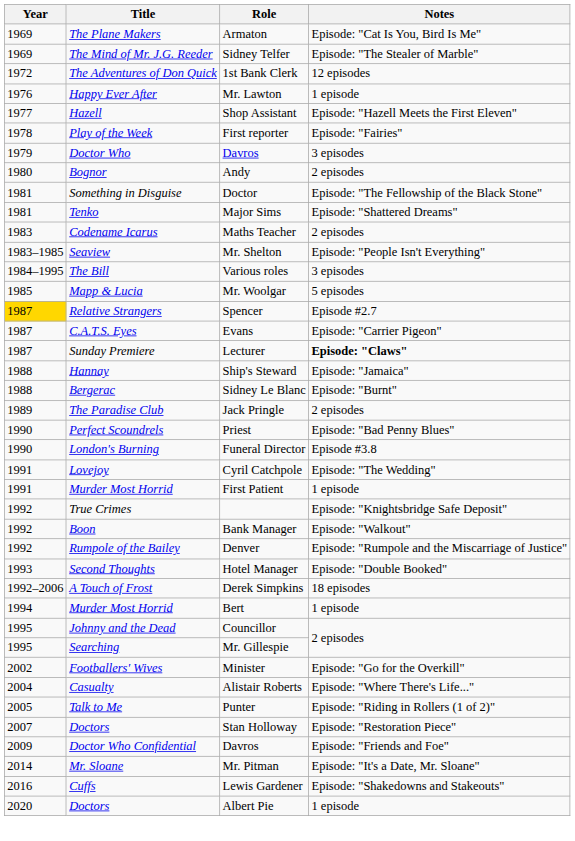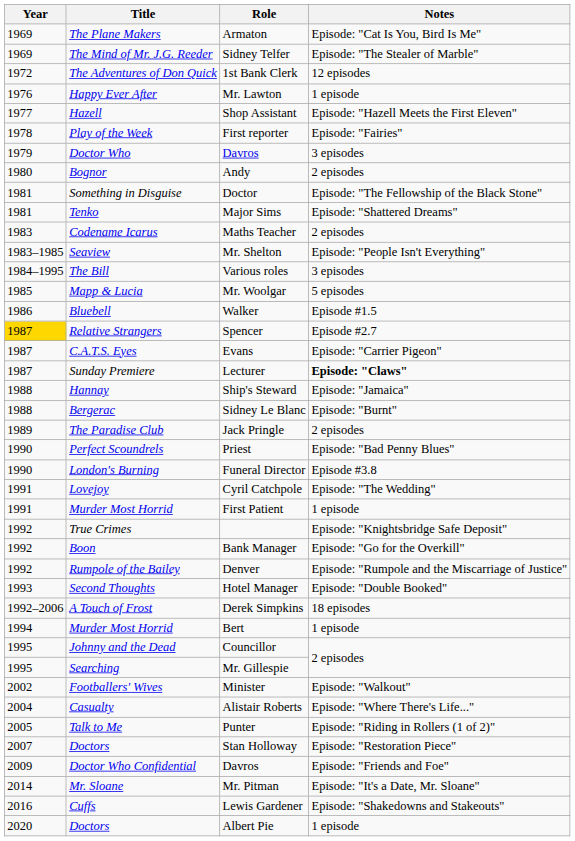+ row: (90, 311)
(361, 529) Episode: "Walkout" -> (388, 548) Episode: "Go for the Overkill"
(388, 667) Episode: "Go for the Overkill" -> (361, 687) Episode: "Walkout"
